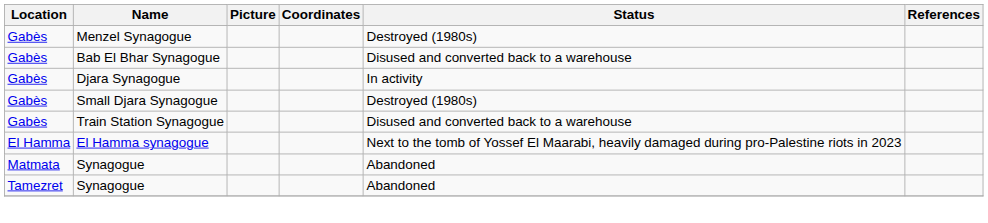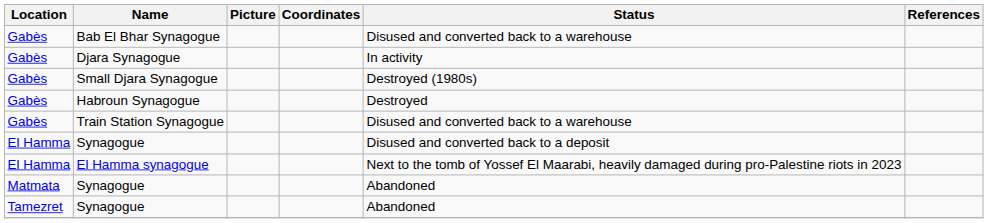- row: (27, 36)
+ row: (27, 100)
+ row: (39, 143)
